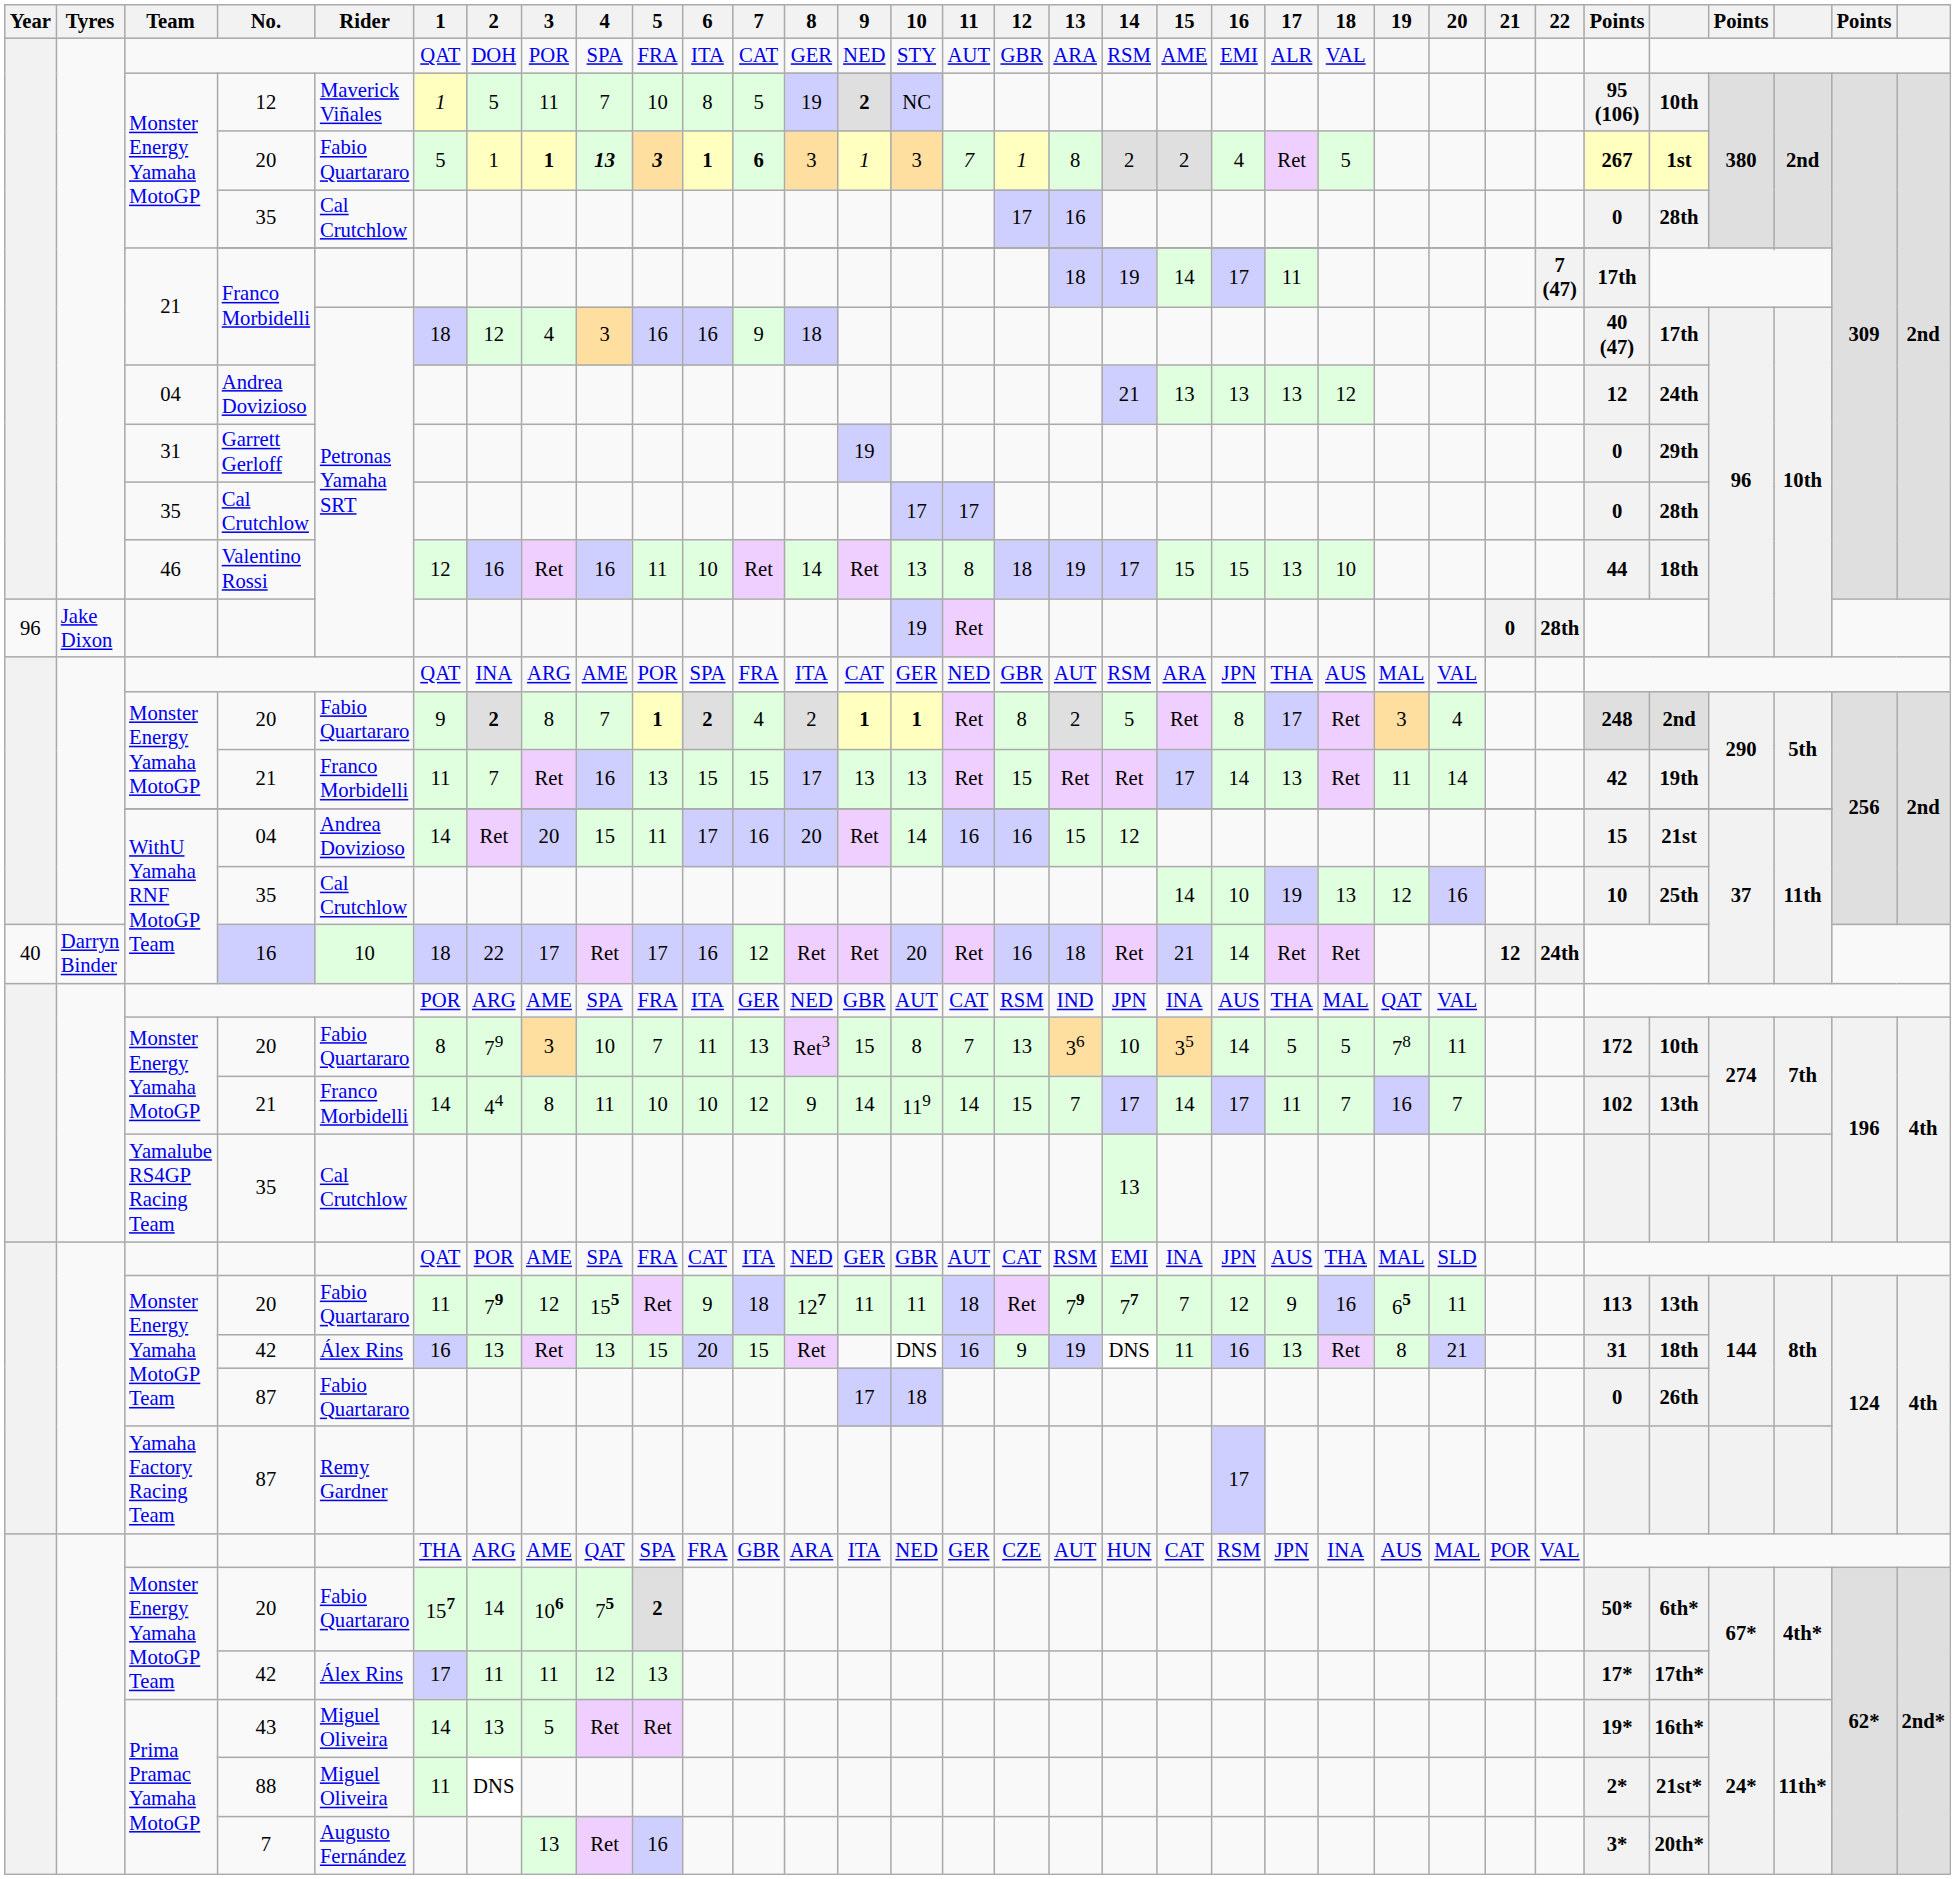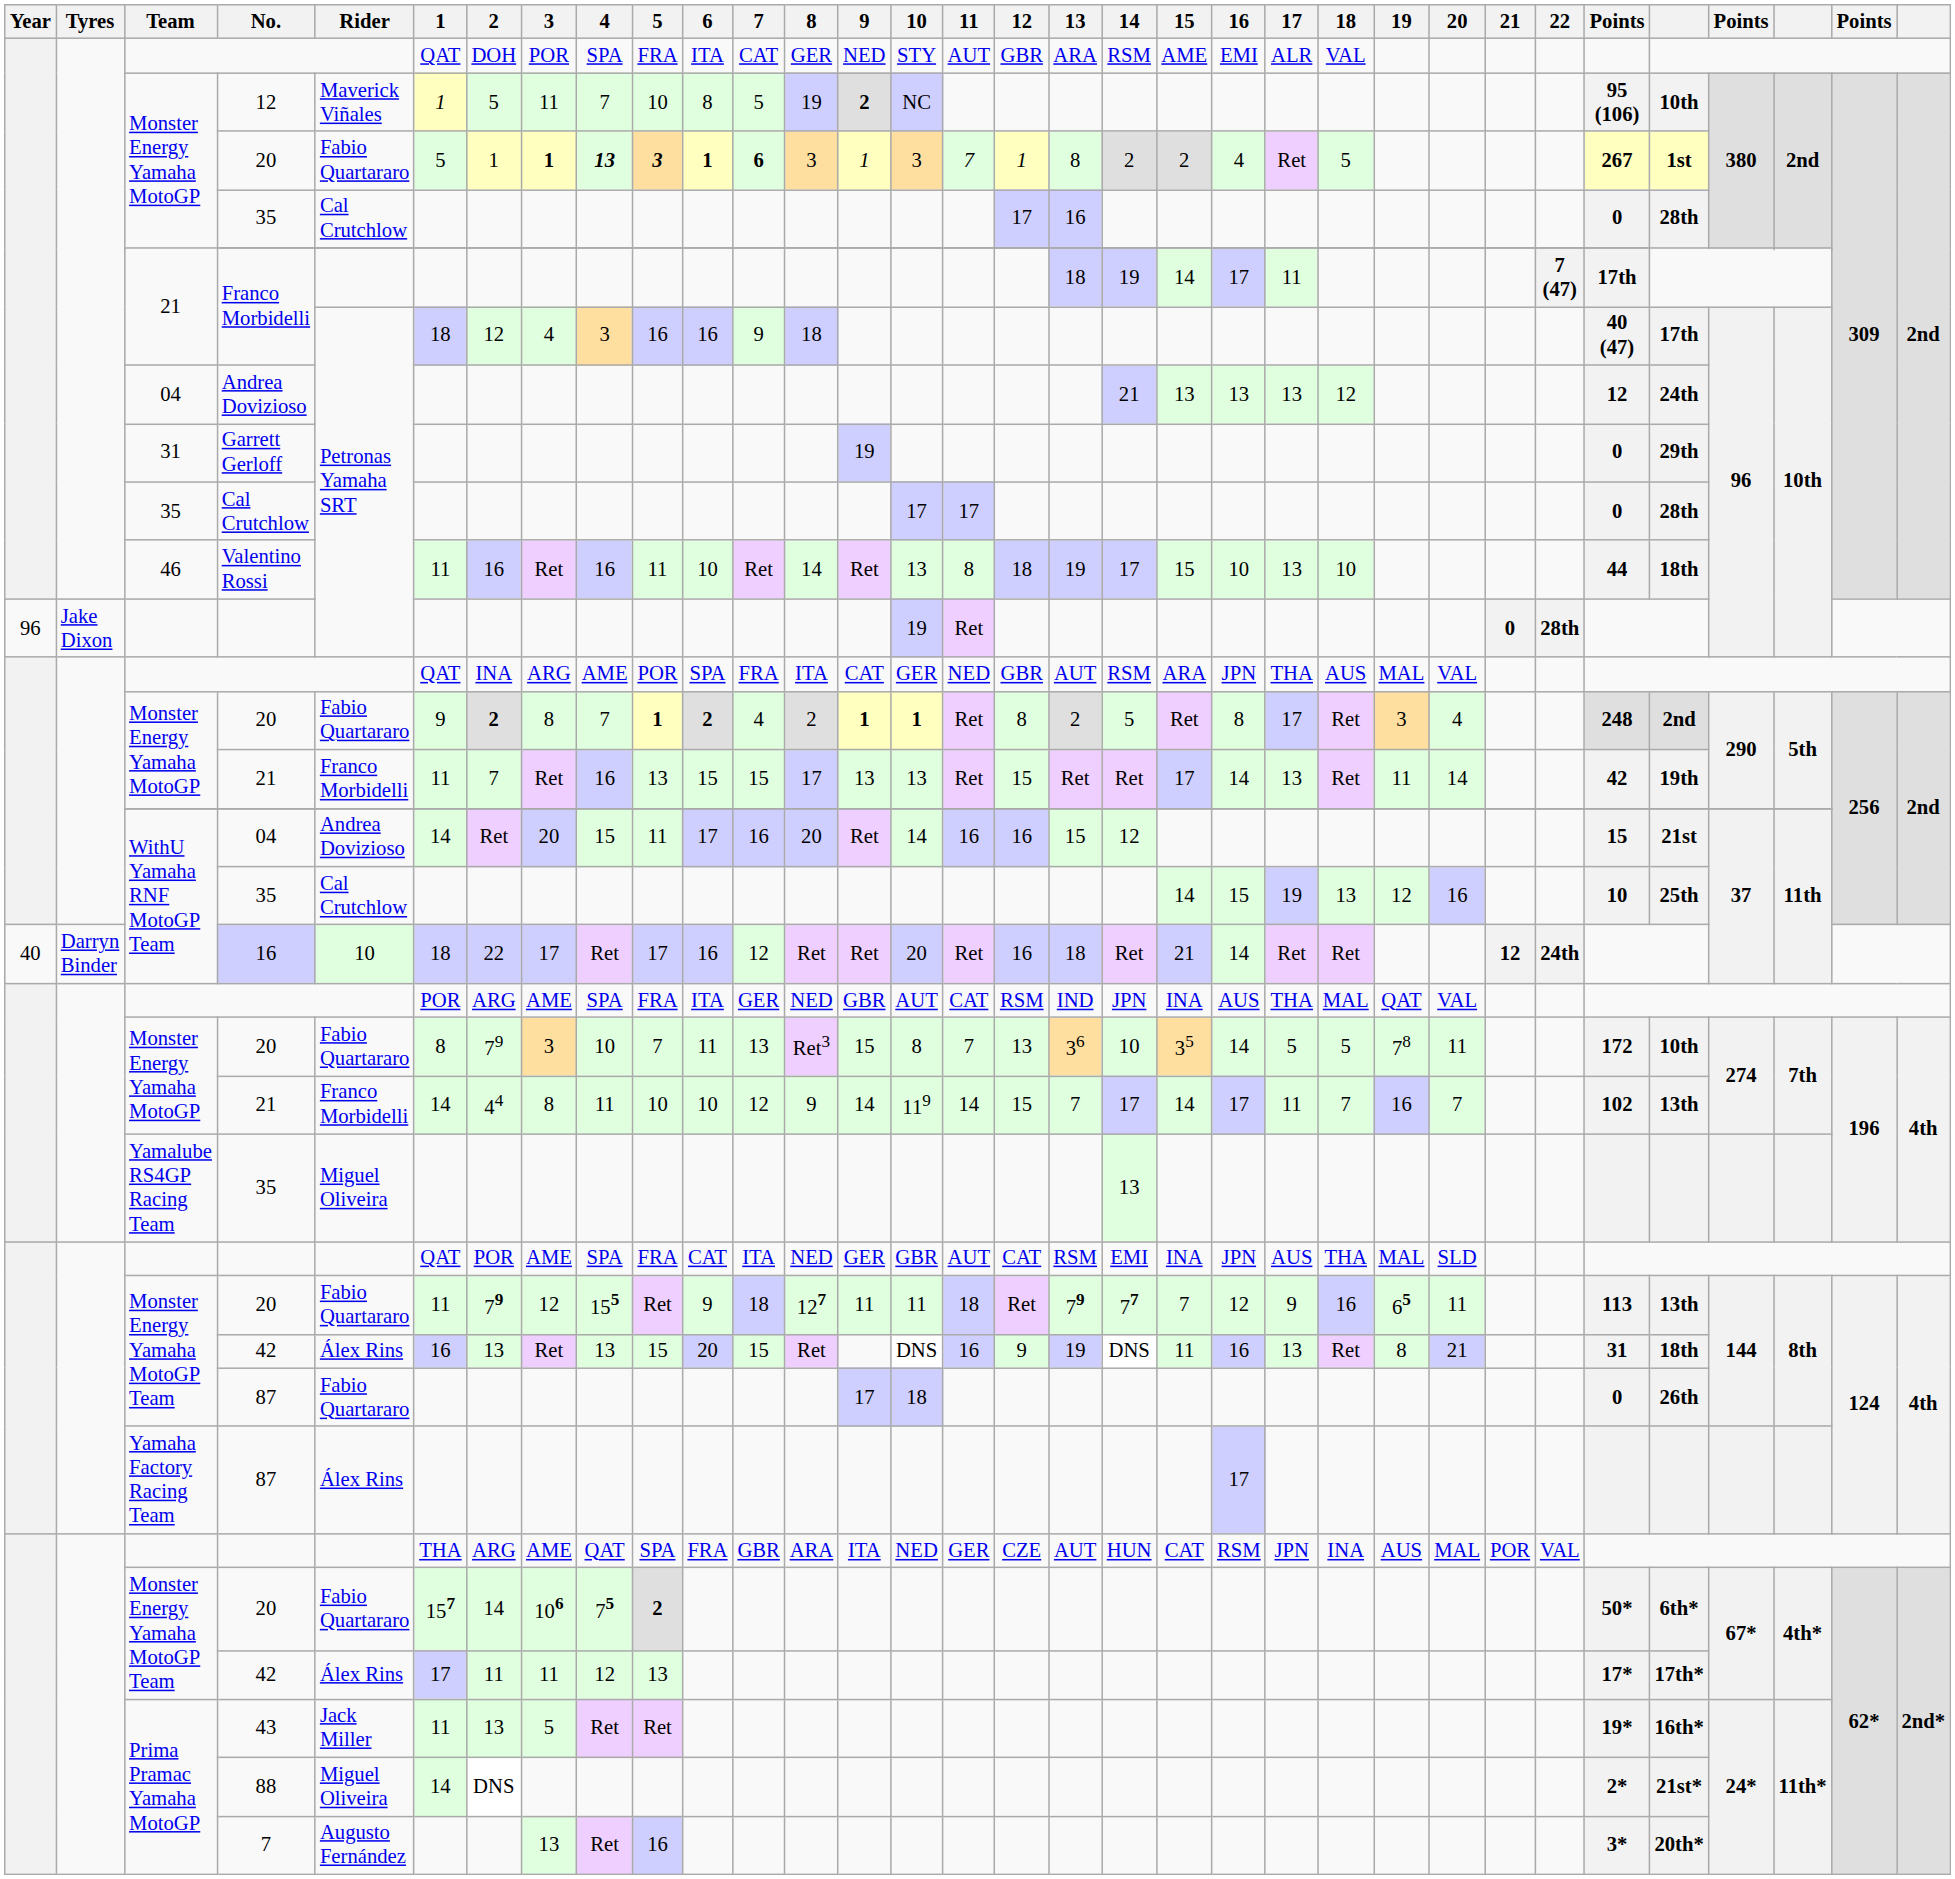(440, 568) 12 -> (440, 568) 11
(1239, 568) 15 -> (1239, 568) 10
(1239, 895) 10 -> (1239, 895) 15
(363, 1187) Cal Crutchlow -> (354, 1187) Miguel Oliveira
(354, 1479) Remy Gardner -> (361, 1479) Álex Rins
(354, 1727) Miguel Oliveira -> (346, 1727) Jack Miller
(440, 1727) 14 -> (440, 1727) 11
(440, 1786) 11 -> (440, 1786) 14
